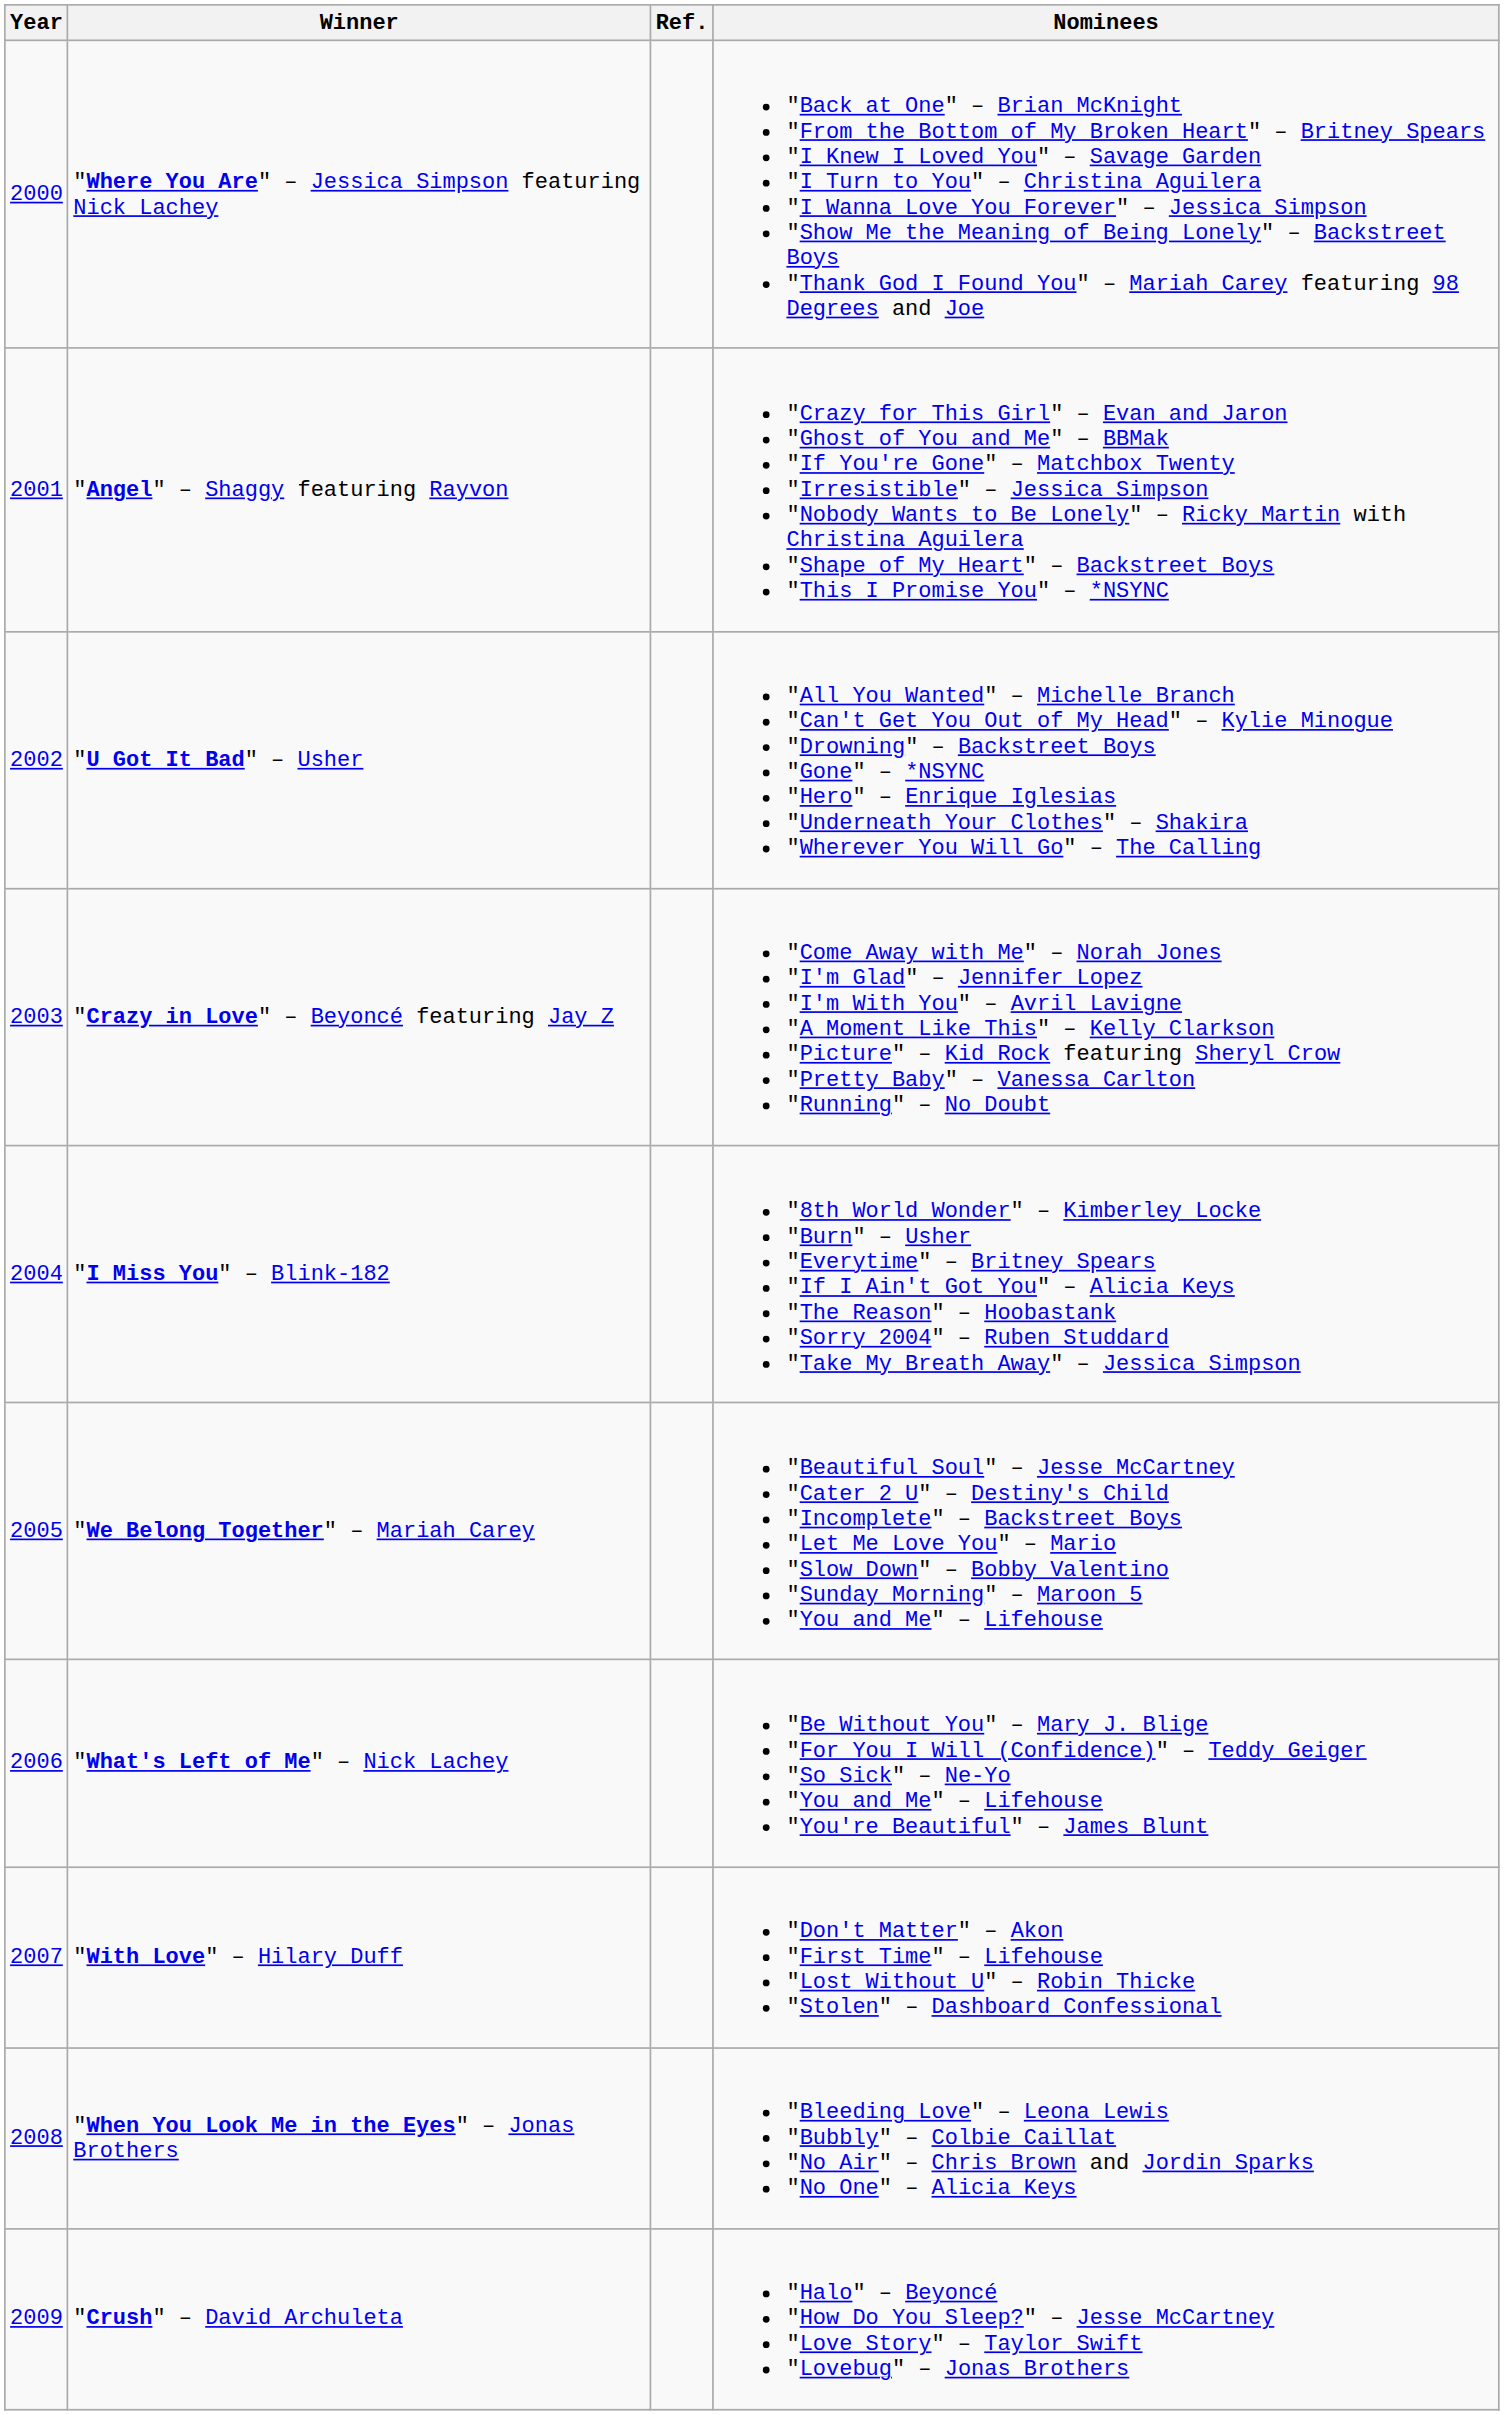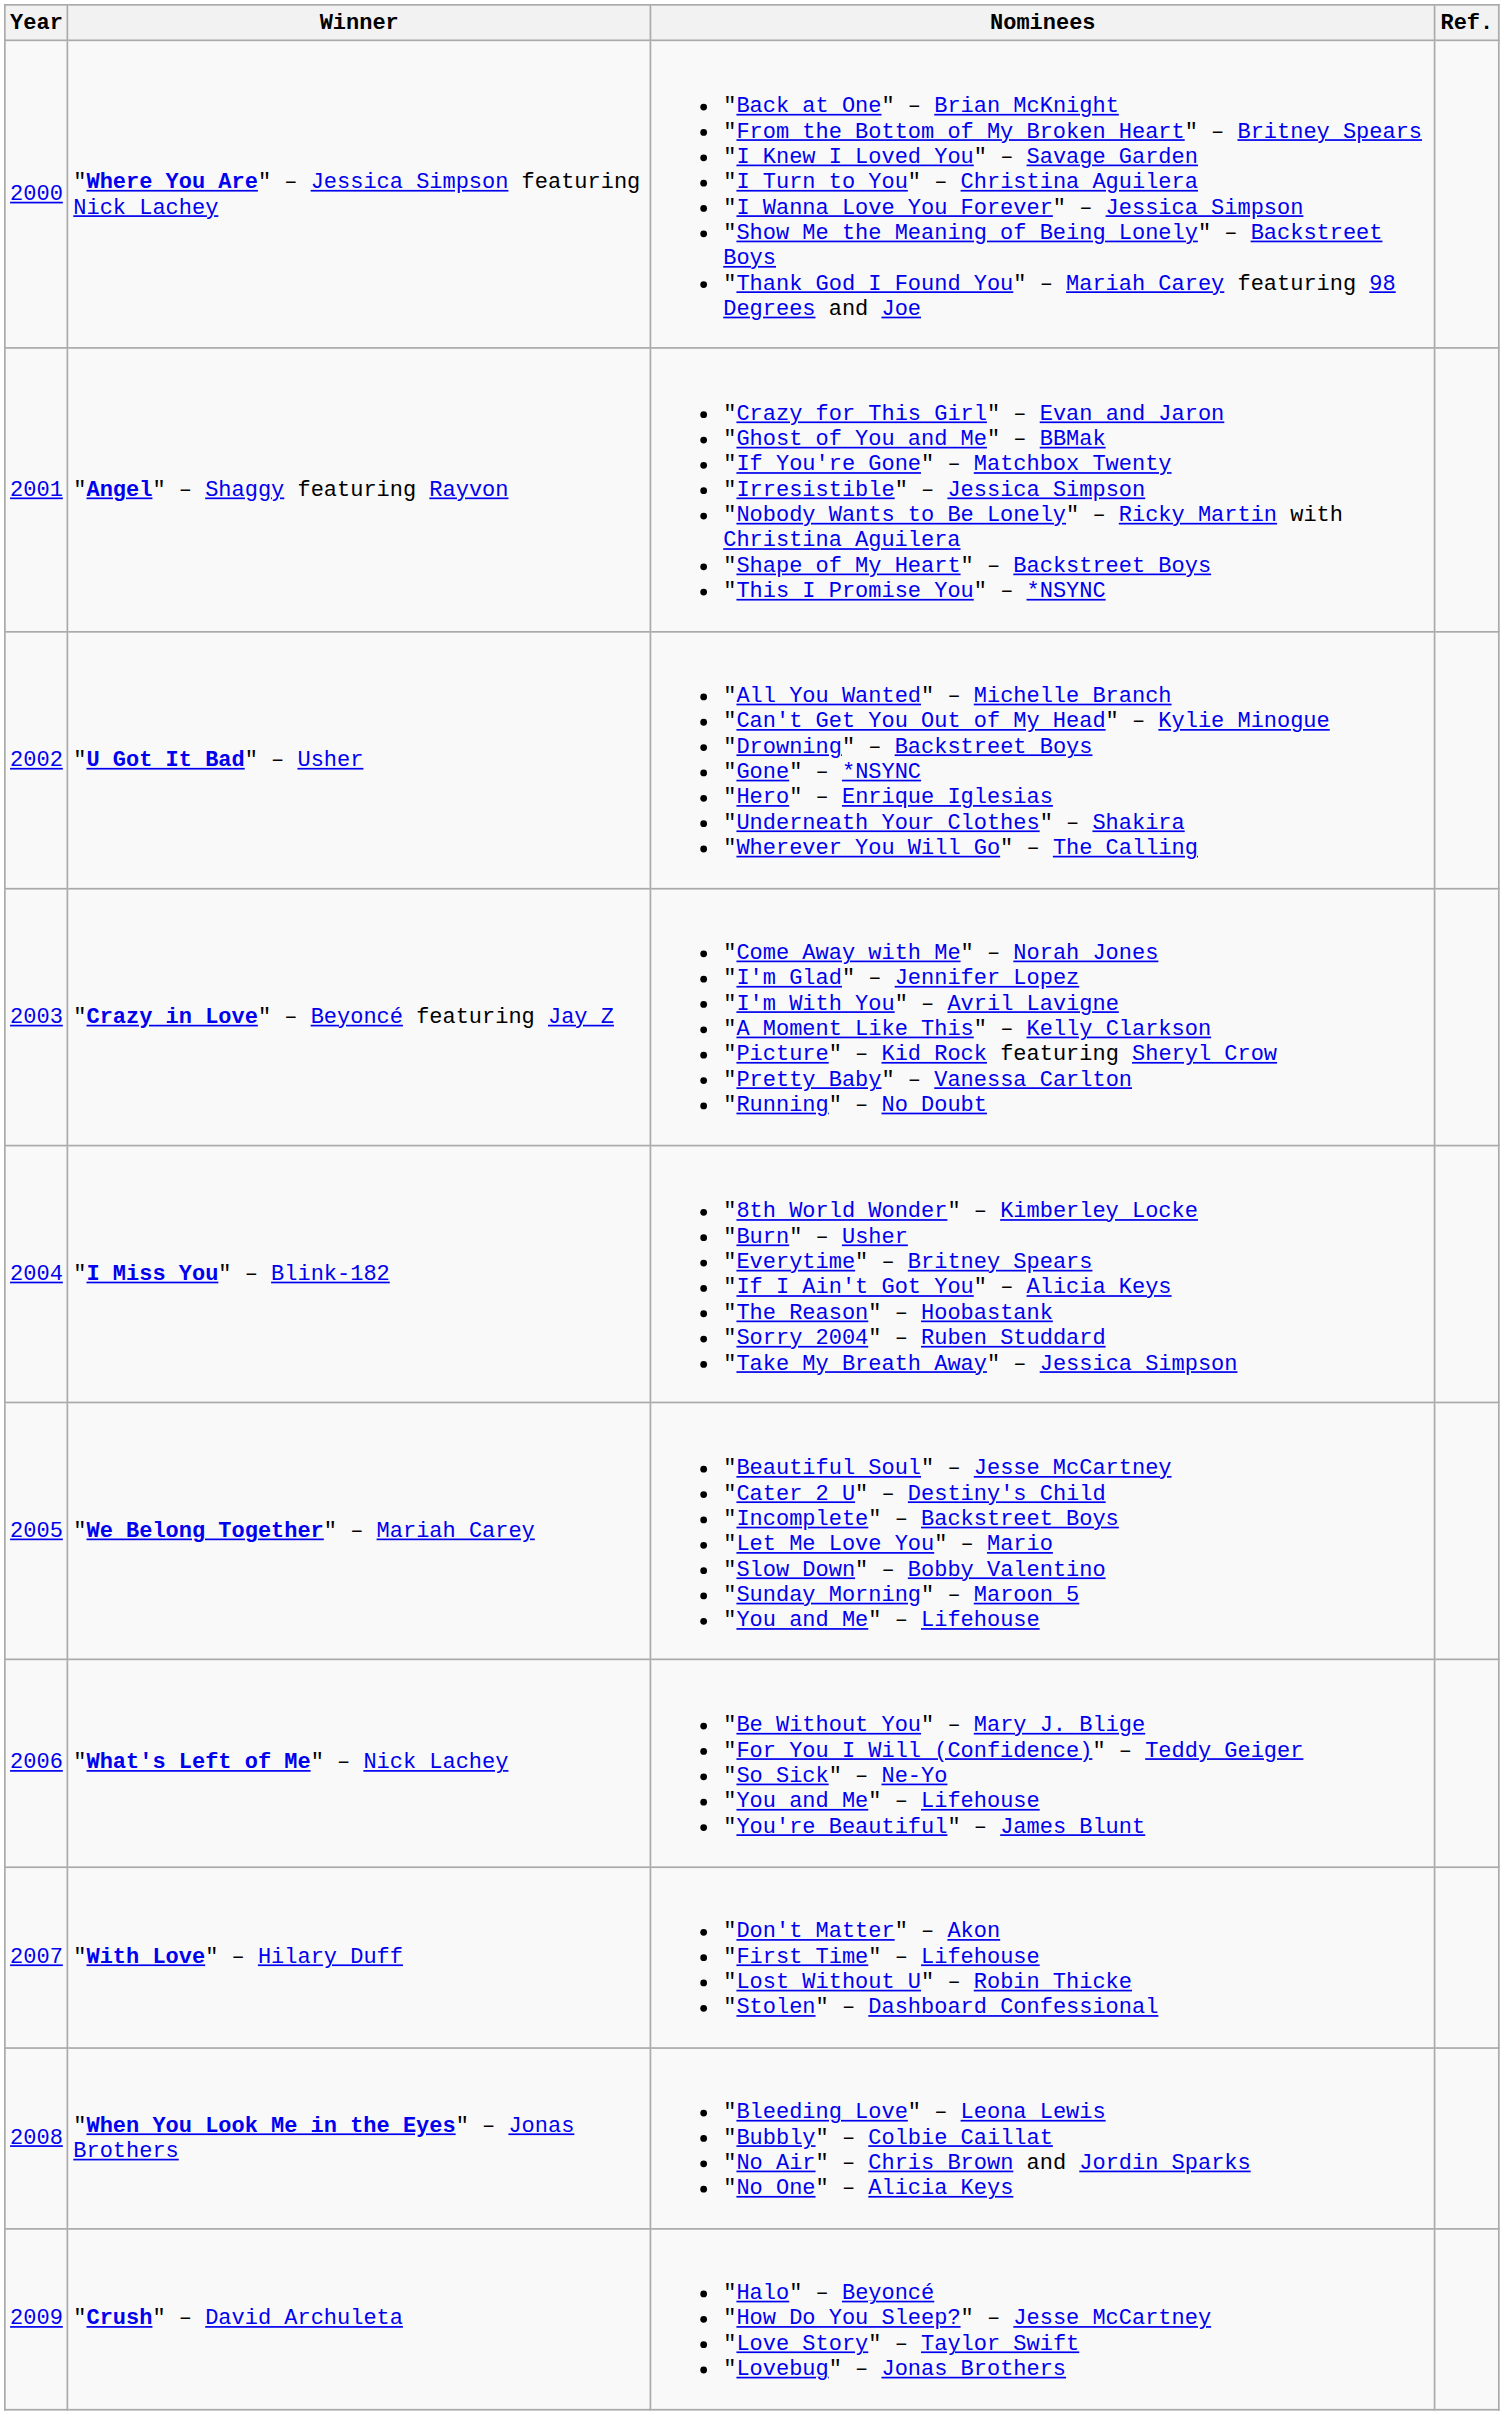columns swapped: (1106, 23) <-> (682, 23)
